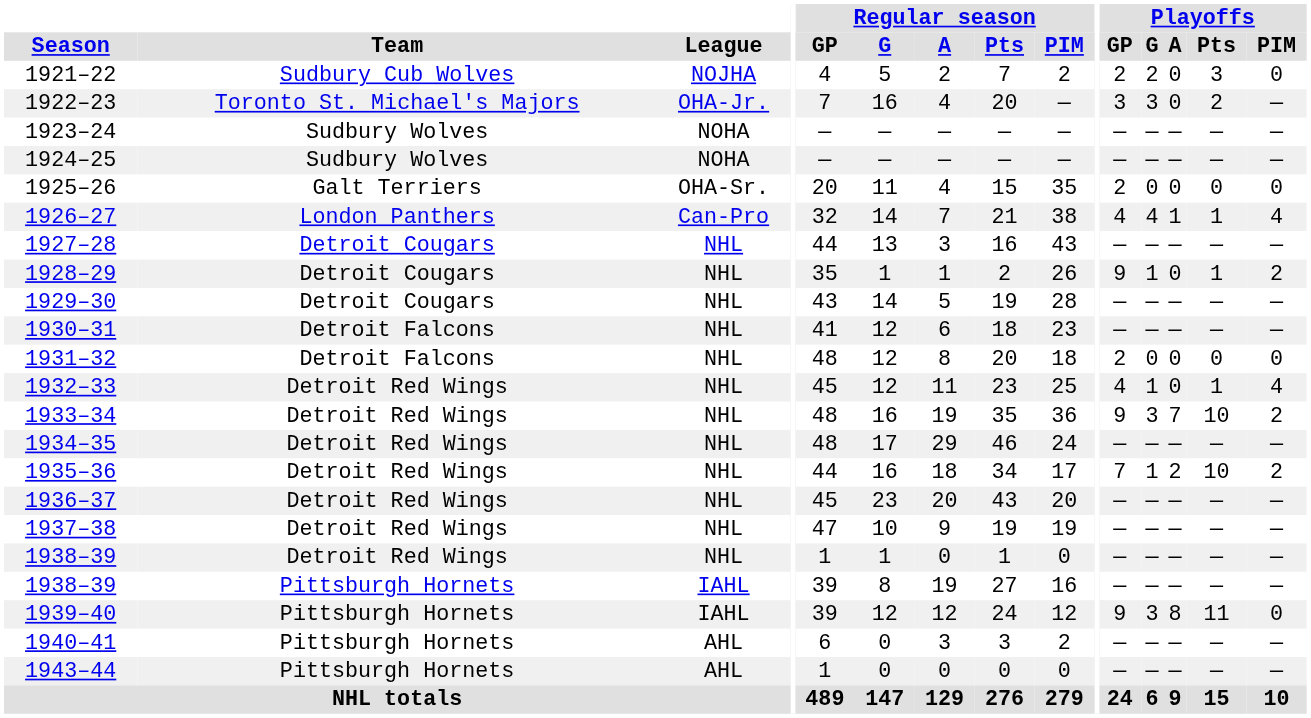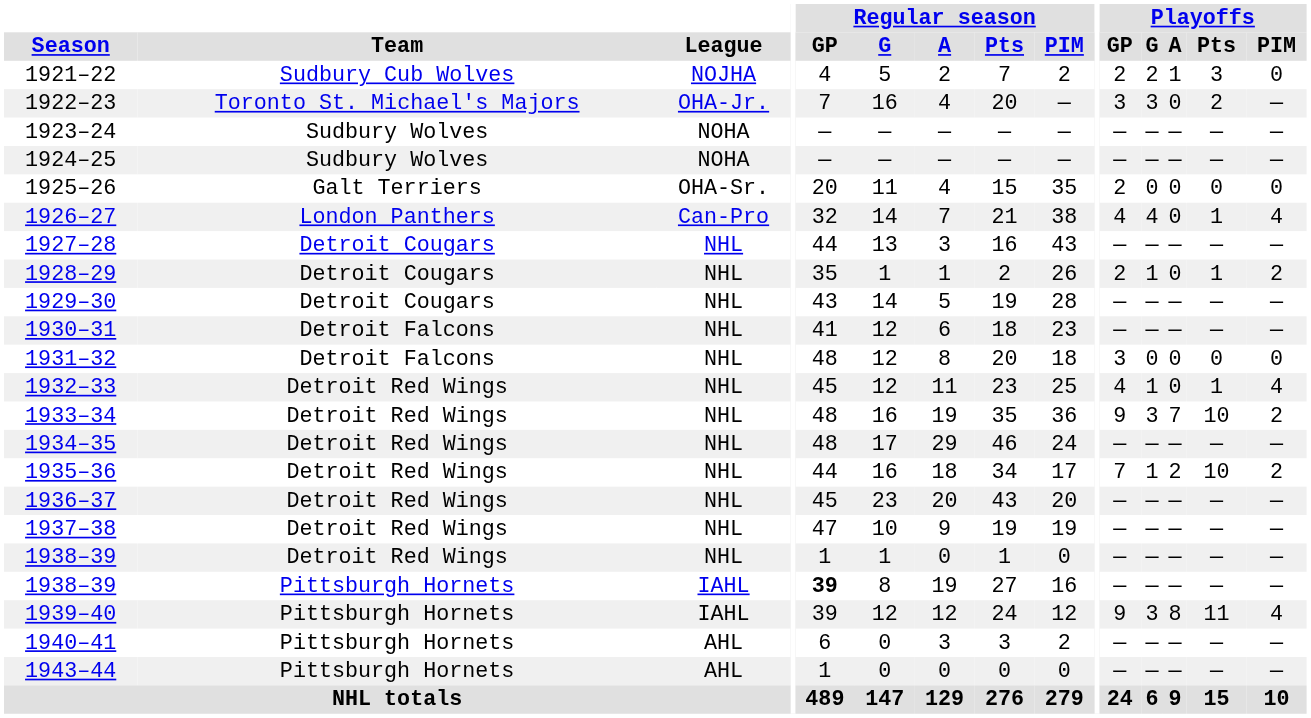(1175, 75) 0 -> (1175, 75) 1
(1175, 217) 1 -> (1175, 217) 0
(1120, 274) 9 -> (1120, 274) 2
(1120, 359) 2 -> (1120, 359) 3
(825, 586) normal -> (825, 586) bold
(1277, 614) 0 -> (1277, 614) 4
